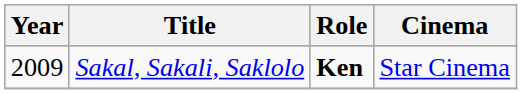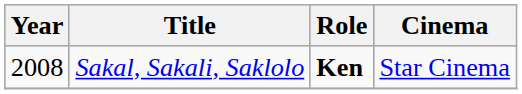(37, 66) 2009 -> (37, 66) 2008
